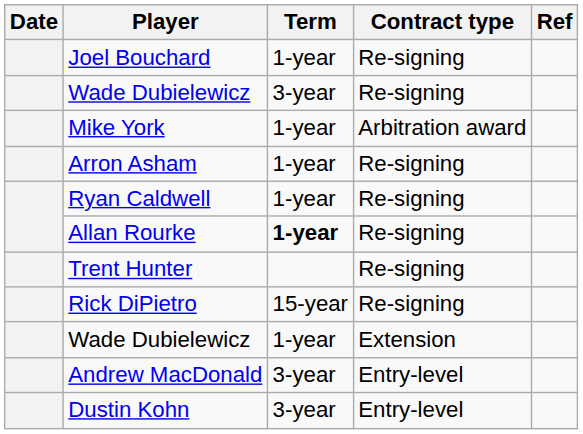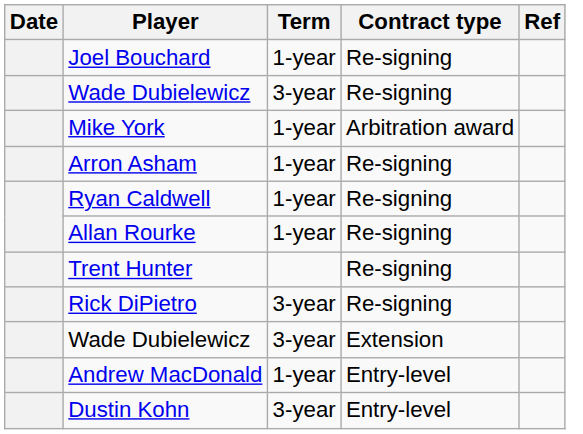(305, 233) bold -> (304, 233) normal
(310, 304) 15-year -> (304, 304) 3-year
(304, 339) 1-year -> (304, 339) 3-year
(304, 374) 3-year -> (304, 374) 1-year
